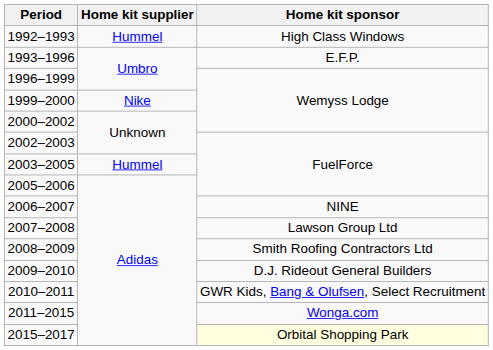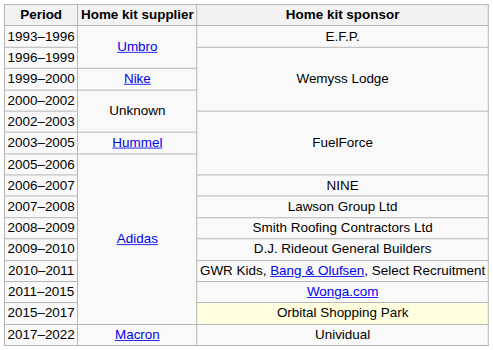- row: (41, 36)
+ row: (41, 334)
